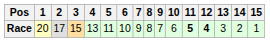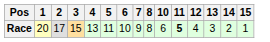- column: (160, 12)
(206, 29) bold -> (196, 29) normal
